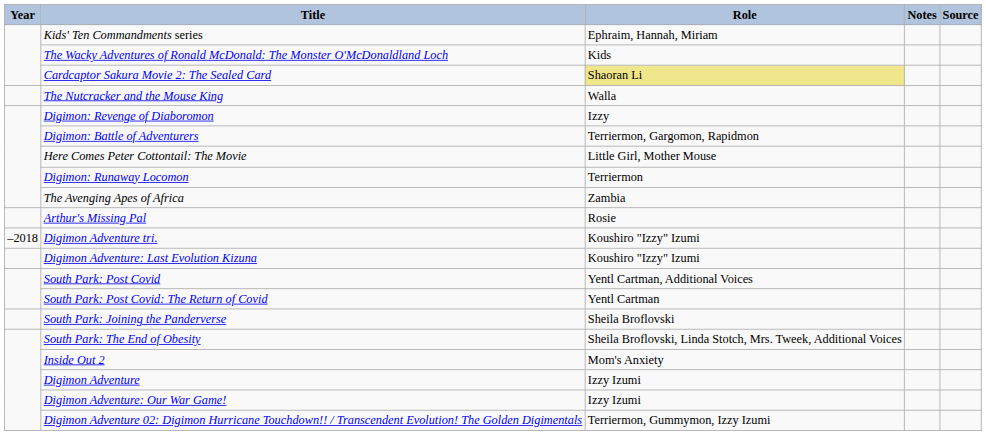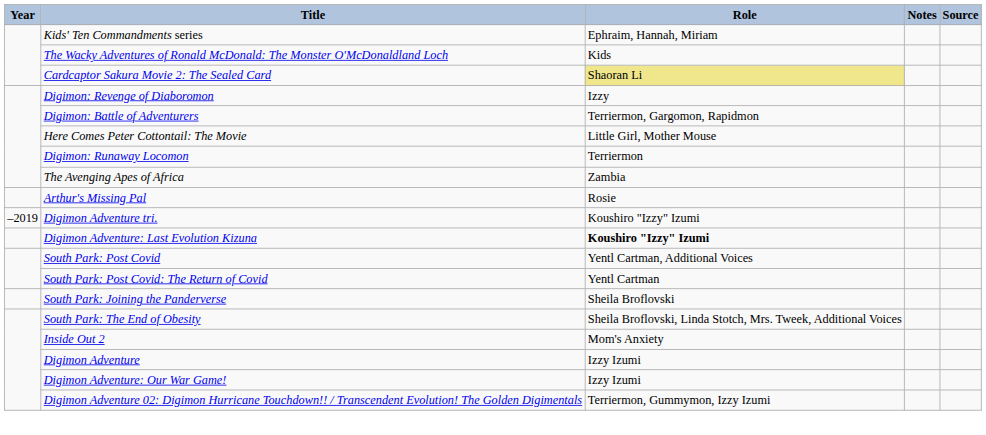- row: (133, 96)
(23, 238) –2018 -> (23, 217) –2019
(644, 258) normal -> (649, 238) bold
